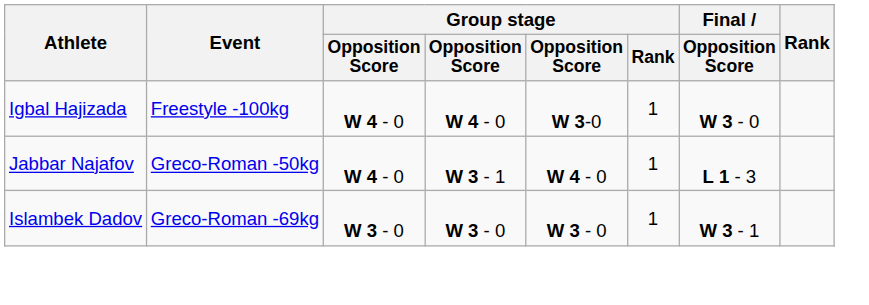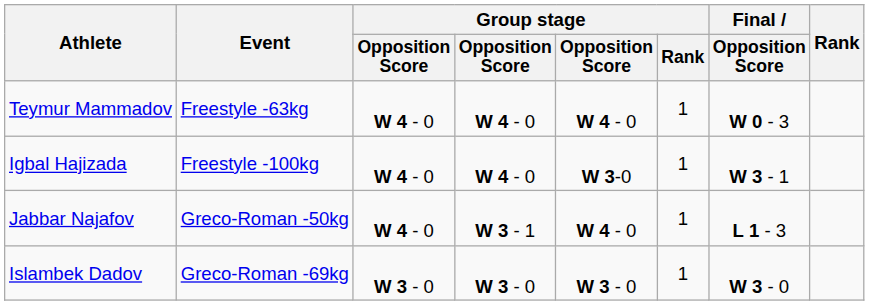+ row: (91, 109)
(729, 122) W 3 - 0 -> (759, 177) W 3 - 1
(729, 231) W 3 - 1 -> (759, 286) W 3 - 0
